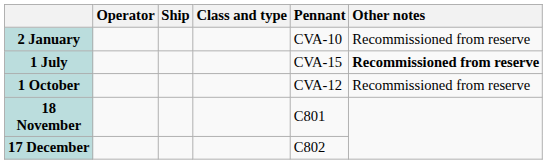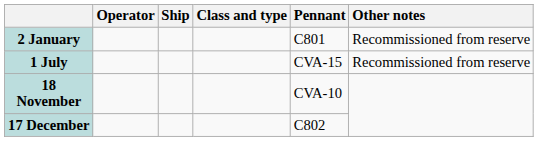(318, 39) CVA-10 -> (310, 39) C801
(446, 62) bold -> (441, 62) normal
- row: (49, 85)
(310, 116) C801 -> (318, 93) CVA-10
